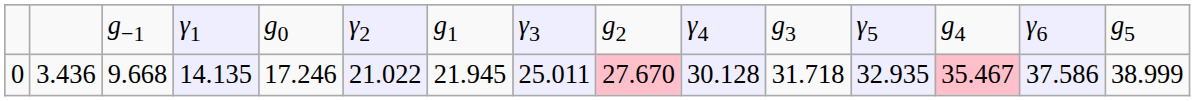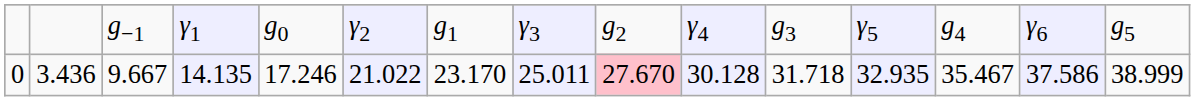(138, 74) 9.668 -> (138, 74) 9.667
(470, 74) 21.945 -> (470, 74) 23.170
(978, 74) pink background -> (978, 74) no background
